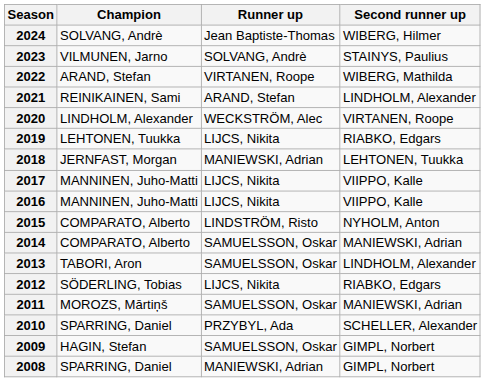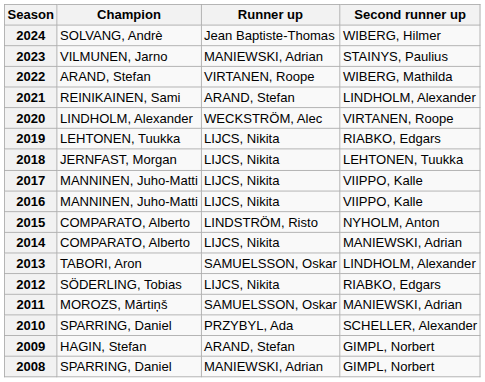(255, 56) SOLVANG, Andrè -> (264, 56) MANIEWSKI, Adrian
(264, 160) MANIEWSKI, Adrian -> (242, 160) LIJCS, Nikita
(270, 243) SAMUELSSON, Oskar -> (242, 243) LIJCS, Nikita
(270, 346) SAMUELSSON, Oskar -> (249, 346) ARAND, Stefan
